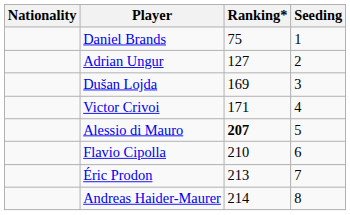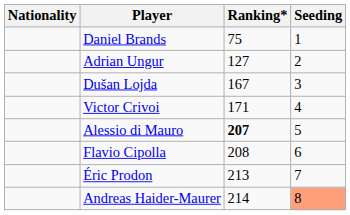(238, 84) 169 -> (238, 84) 167
(238, 152) 210 -> (238, 152) 208
(298, 198) no background -> (298, 198) lightsalmon background
